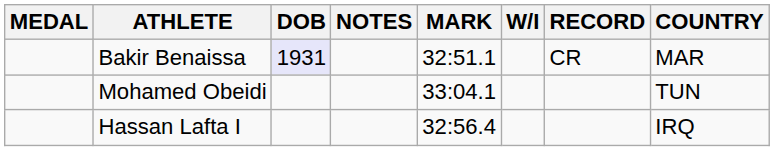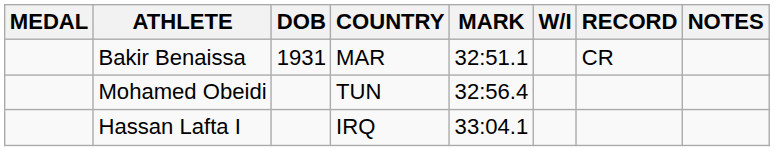columns swapped: (710, 22) <-> (374, 22)
(301, 57) lavender background -> (301, 57) no background
(459, 92) 33:04.1 -> (491, 92) 32:56.4
(459, 127) 32:56.4 -> (491, 127) 33:04.1
